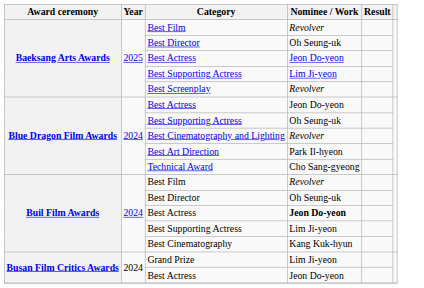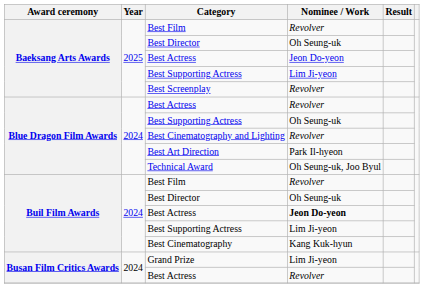(317, 105) Jeon Do-yeon -> (307, 105) Revolver
(324, 167) Cho Sang-gyeong -> (335, 167) Oh Seung-uk, Joo Byul
(317, 275) Jeon Do-yeon -> (307, 275) Revolver
